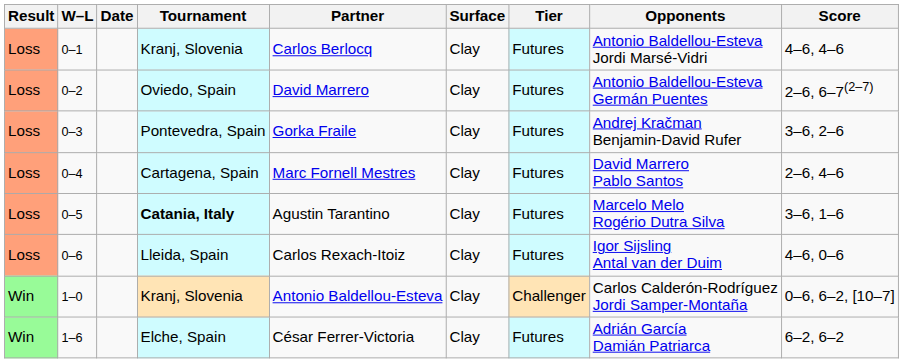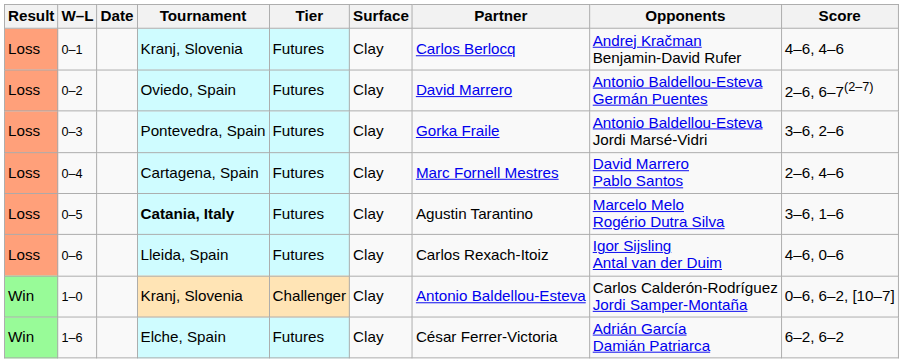columns swapped: (549, 16) <-> (358, 16)
(678, 49) Antonio Baldellou-Esteva Jordi Marsé-Vidri -> (667, 49) Andrej Kračman Benjamin-David Rufer
(667, 131) Andrej Kračman Benjamin-David Rufer -> (678, 131) Antonio Baldellou-Esteva Jordi Marsé-Vidri
